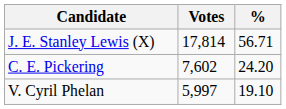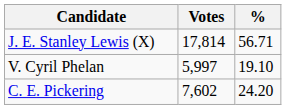rows swapped: (56, 66) <-> (56, 91)
